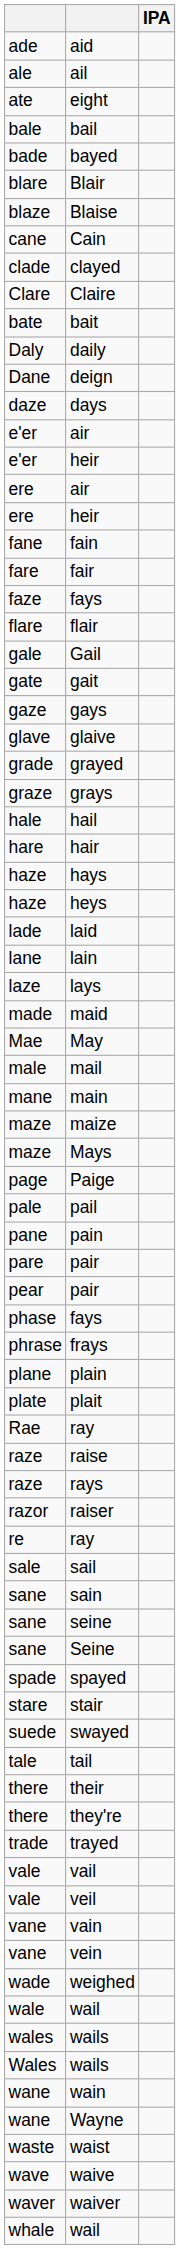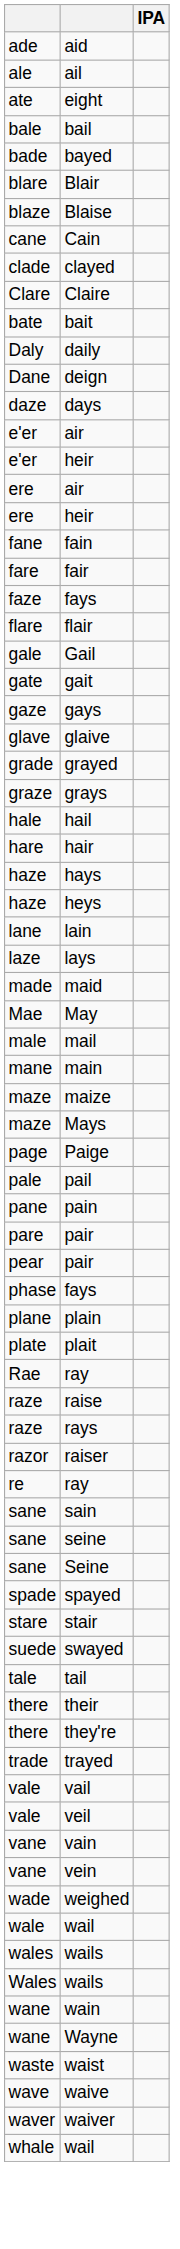- row: (25, 931)
- row: (35, 1345)
- row: (25, 1567)
